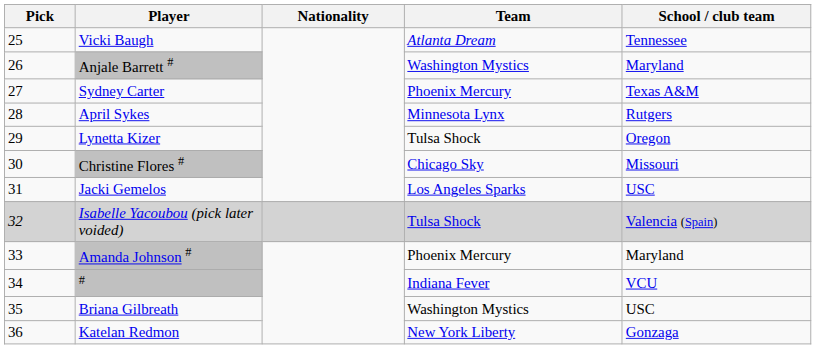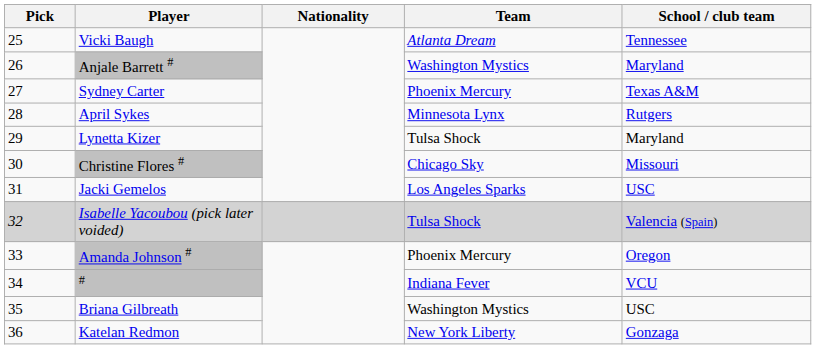(648, 138) Oregon -> (655, 138) Maryland
(655, 255) Maryland -> (648, 255) Oregon
